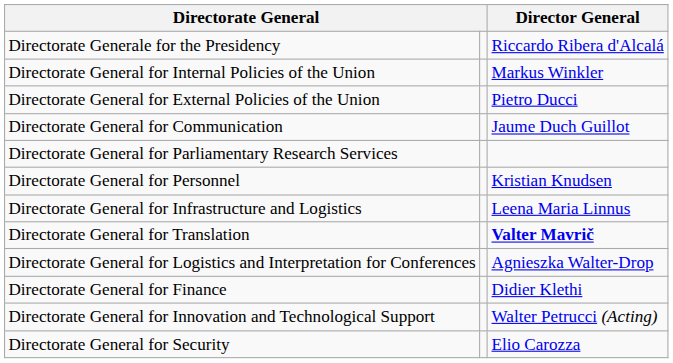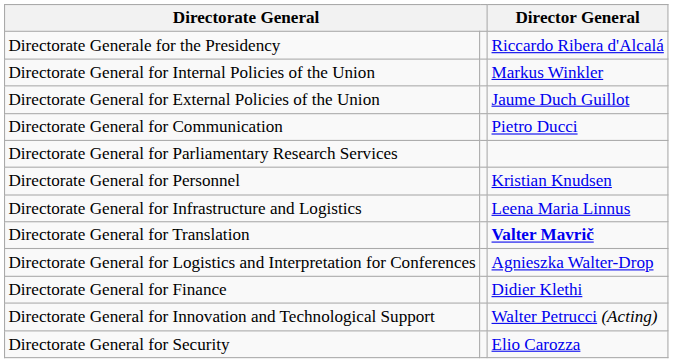(535, 99) Pietro Ducci -> (560, 99) Jaume Duch Guillot
(560, 126) Jaume Duch Guillot -> (535, 126) Pietro Ducci
